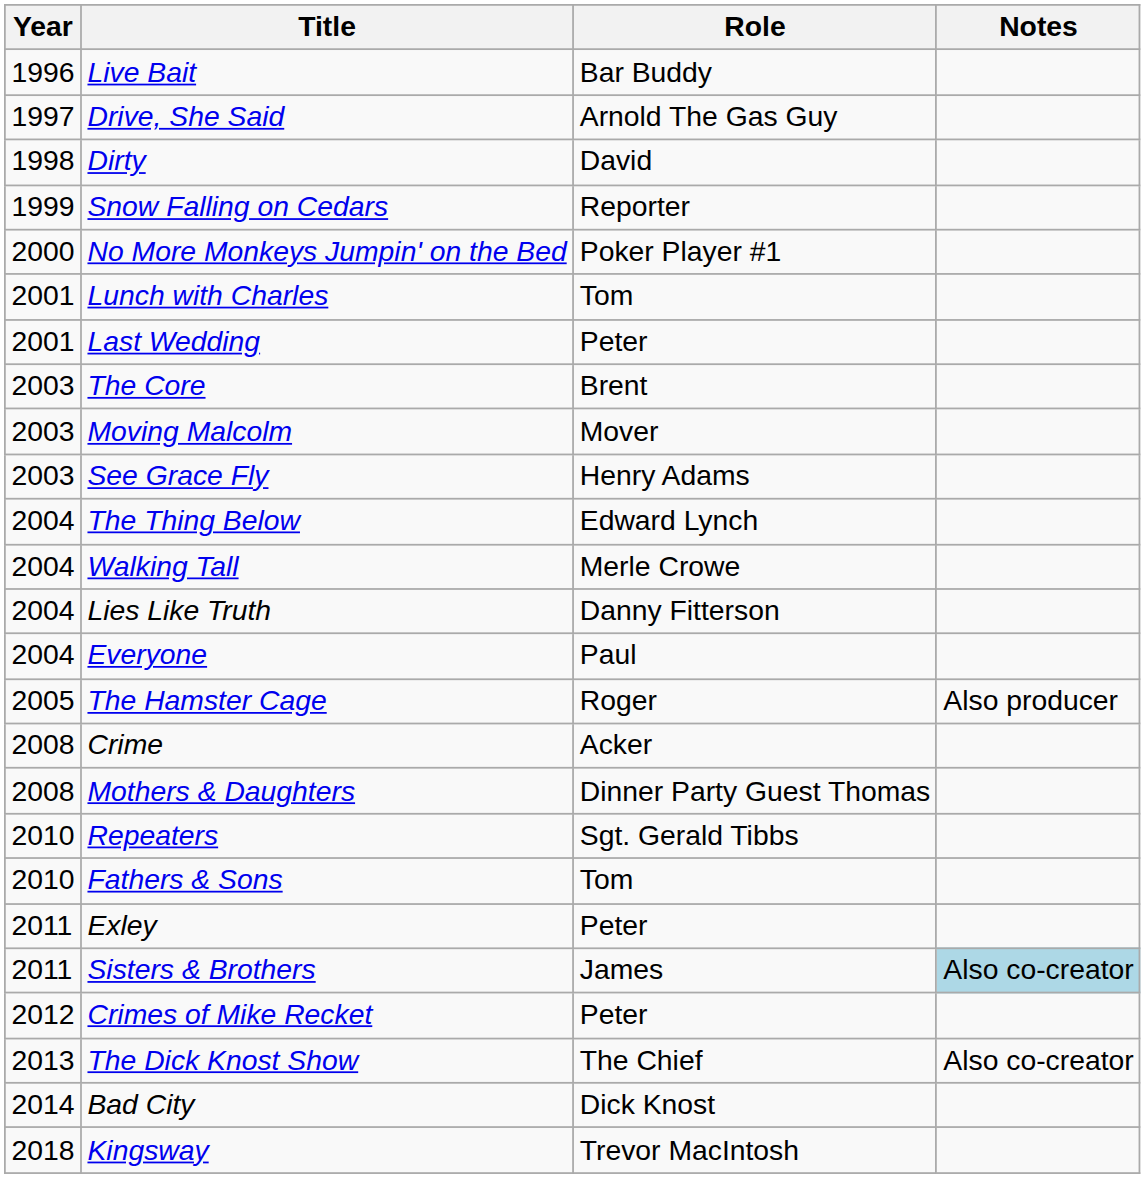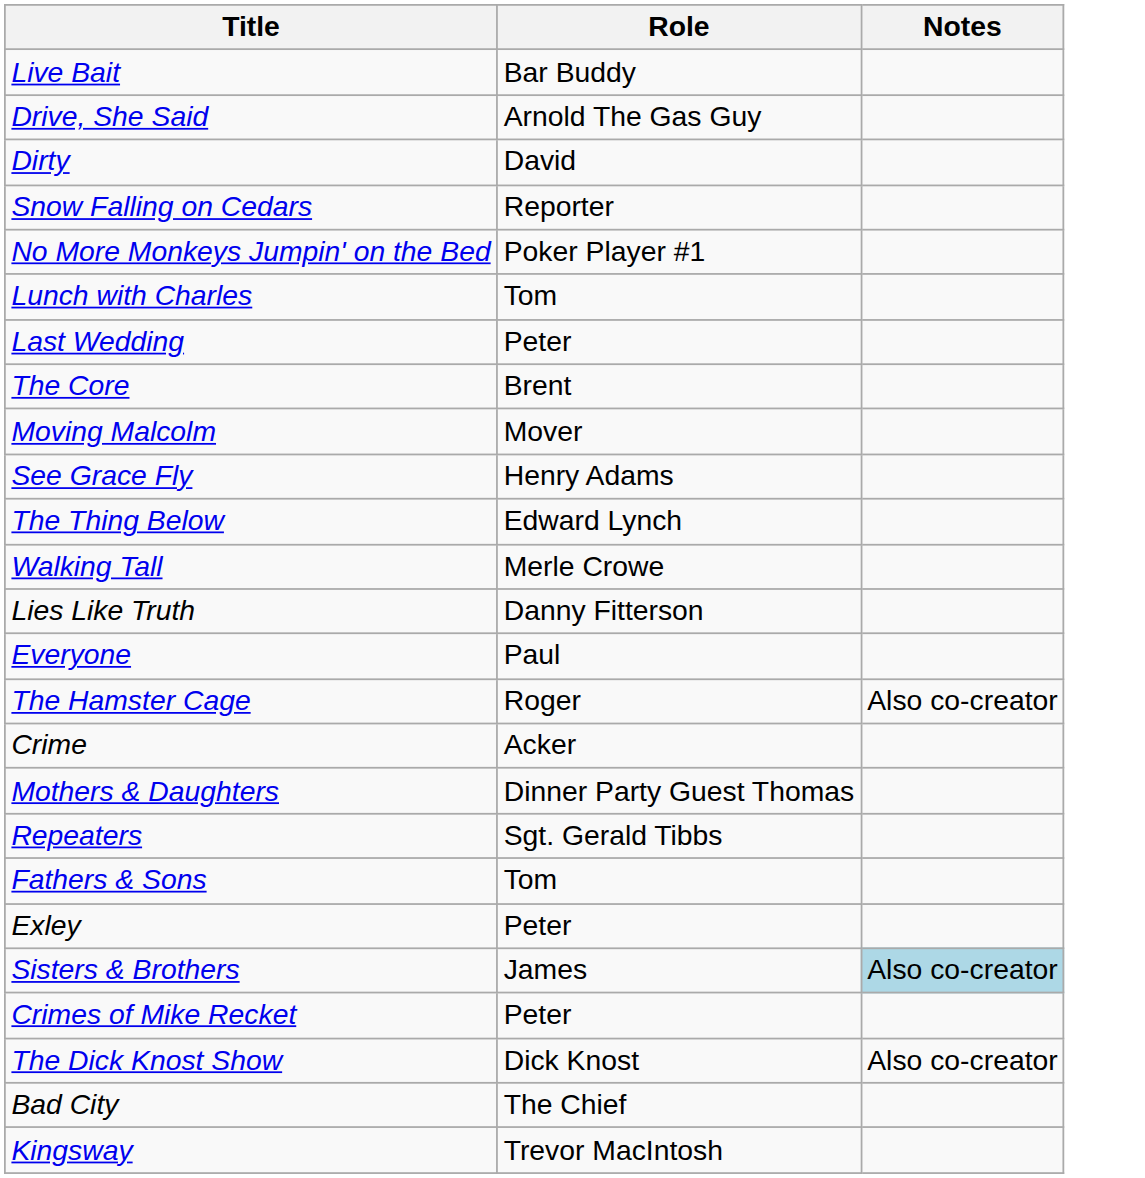- column: (43, 26)
(1031, 700) Also producer -> (962, 700) Also co-creator
(641, 1059) The Chief -> (571, 1059) Dick Knost
(647, 1104) Dick Knost -> (565, 1104) The Chief
